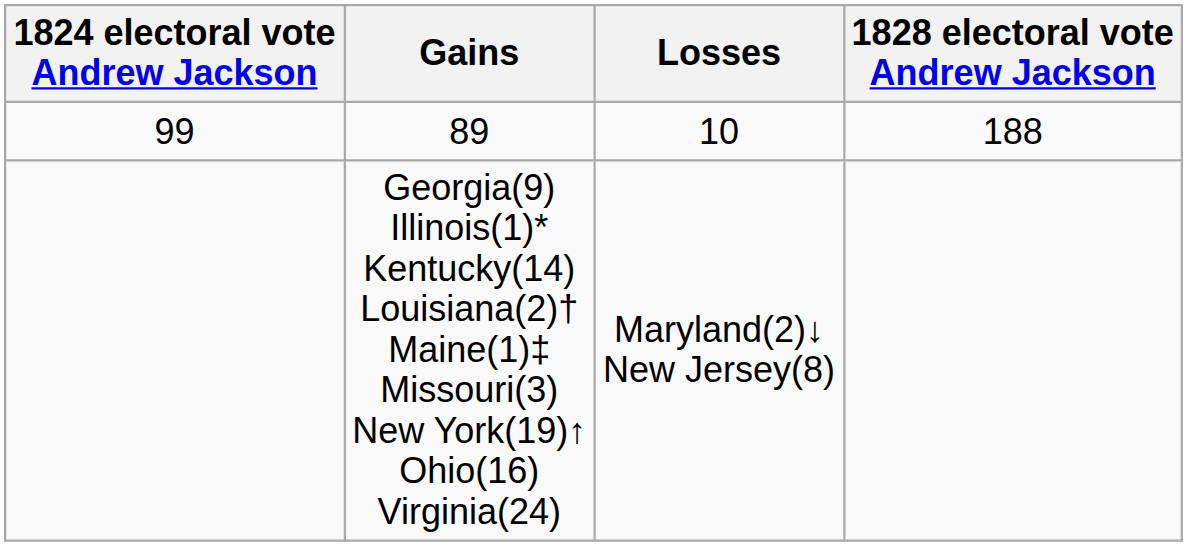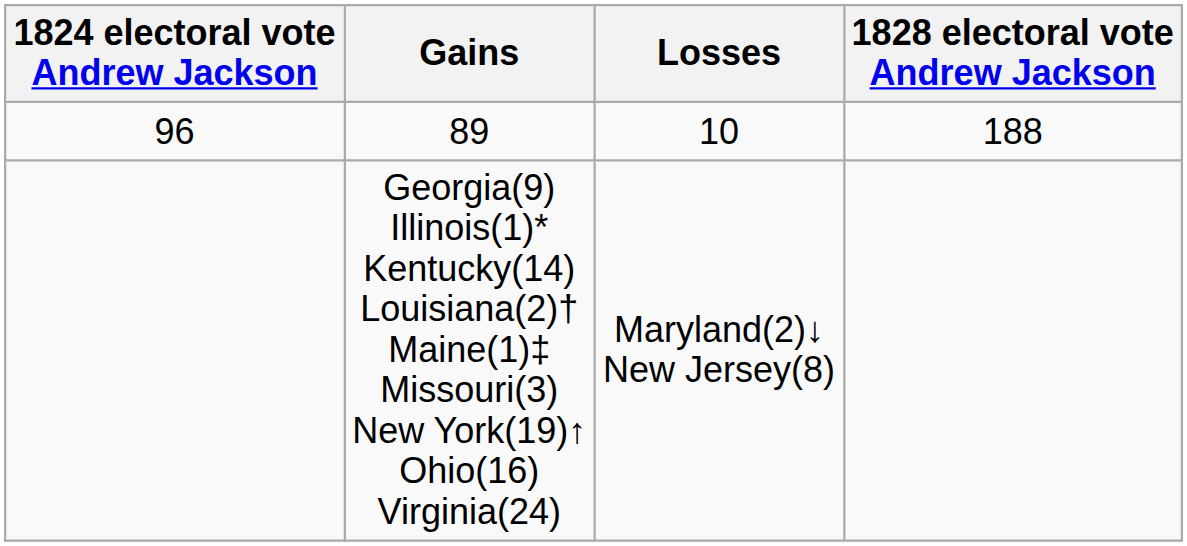(175, 130) 99 -> (175, 130) 96
